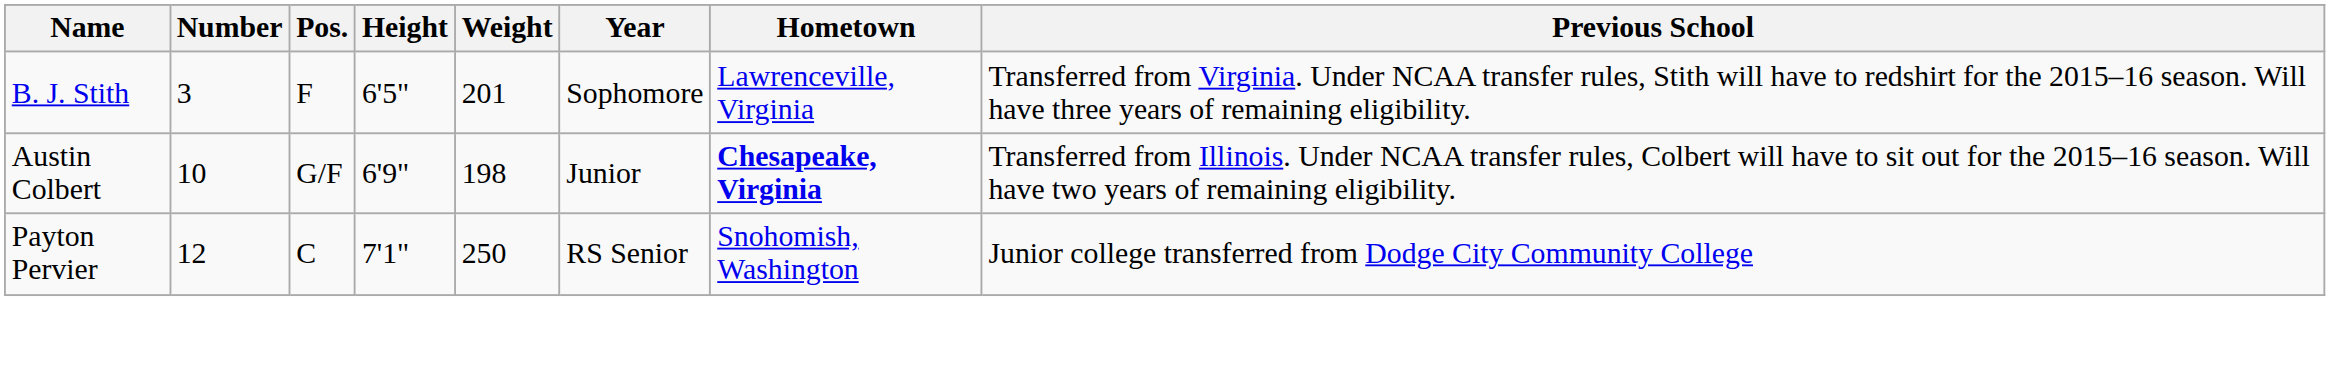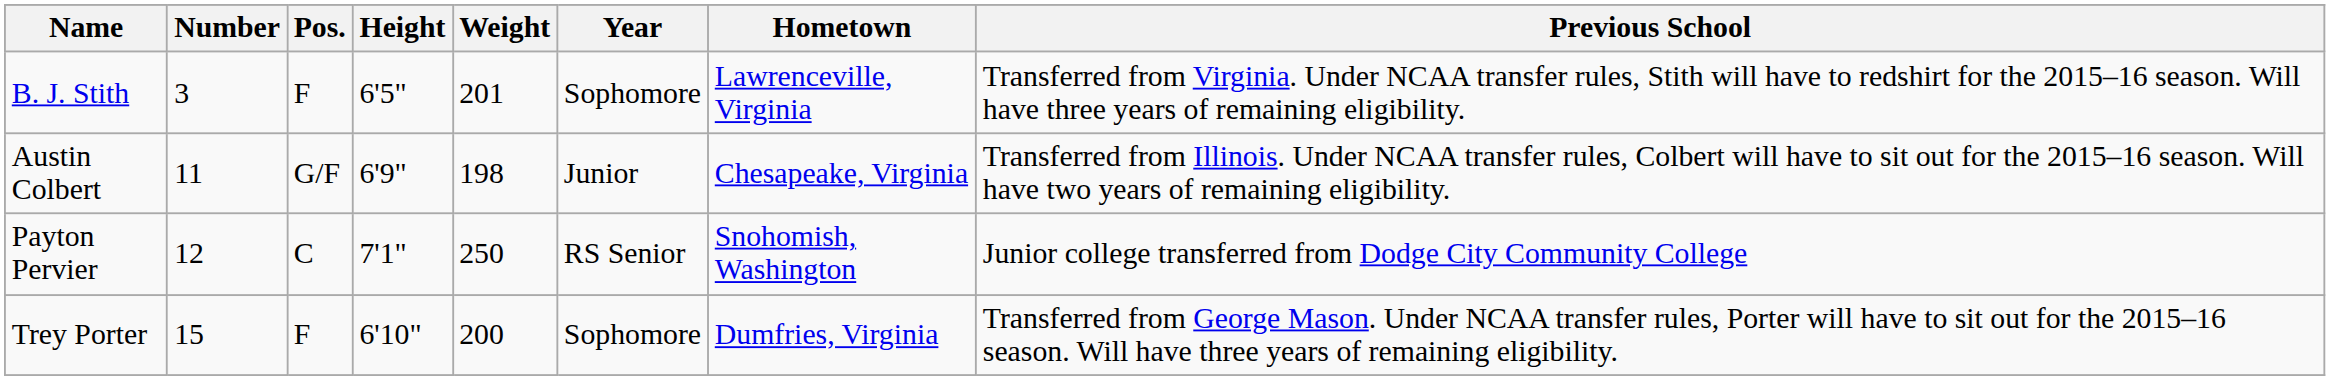(192, 172) 10 -> (188, 172) 11
(797, 172) bold -> (841, 172) normal
+ row: (79, 334)
